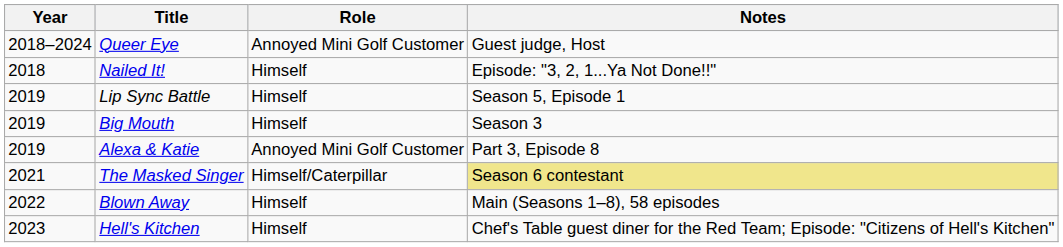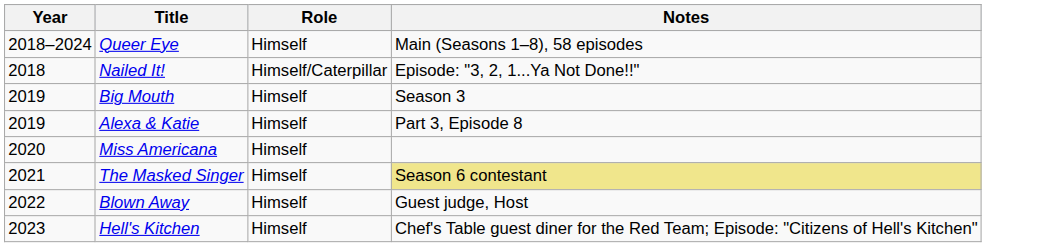(358, 44) Annoyed Mini Golf Customer -> (279, 44) Himself
(538, 44) Guest judge, Host -> (519, 44) Main (Seasons 1–8), 58 episodes
(279, 70) Himself -> (319, 70) Himself/Caterpillar
- row: (155, 96)
(358, 149) Annoyed Mini Golf Customer -> (279, 123) Himself
+ row: (158, 149)
(319, 176) Himself/Caterpillar -> (279, 176) Himself
(596, 202) Main (Seasons 1–8), 58 episodes -> (461, 202) Guest judge, Host
